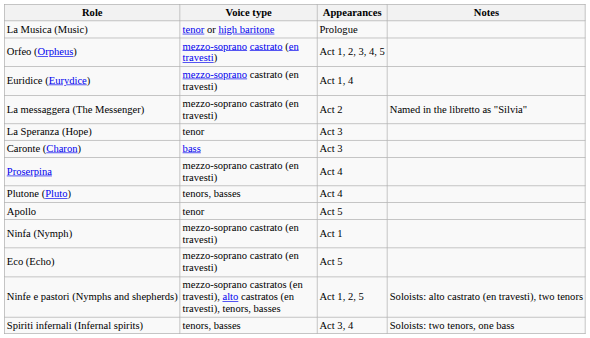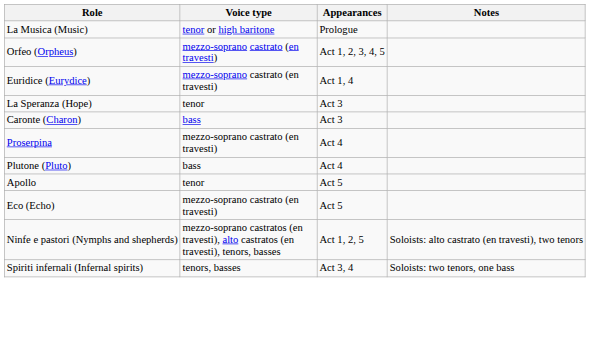- row: (76, 109)
(212, 194) tenors, basses -> (192, 165) bass
- row: (39, 233)
